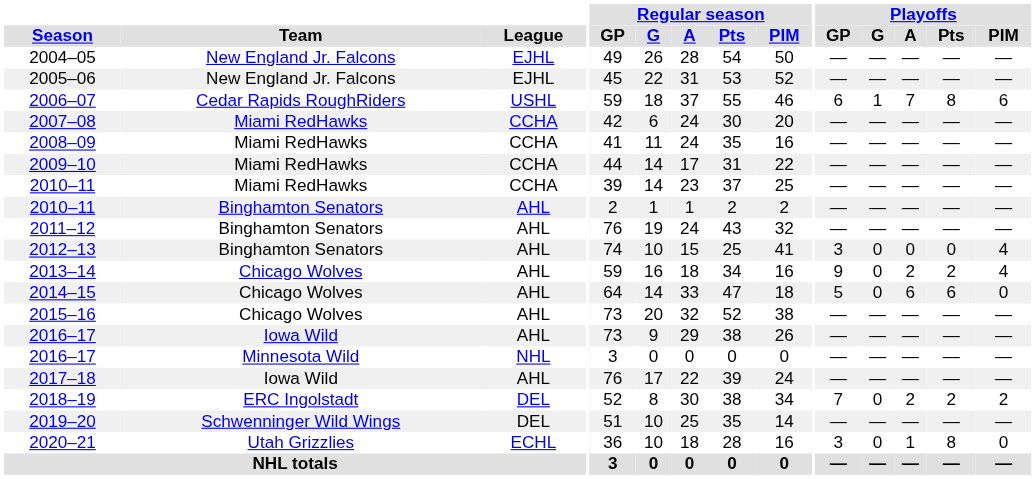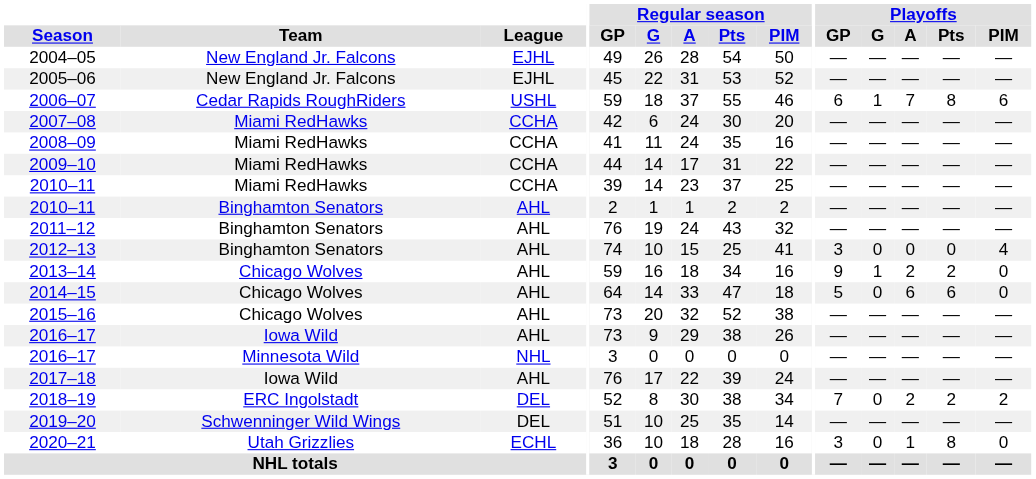(878, 271) 0 -> (878, 271) 1
(1003, 271) 4 -> (1003, 271) 0
